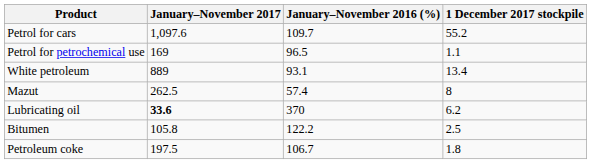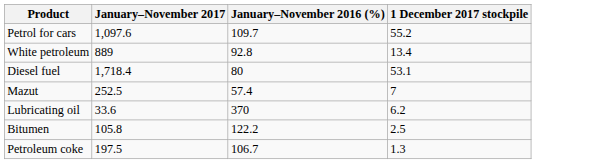- row: (76, 52)
(297, 71) 93.1 -> (242, 52) 92.8
+ row: (34, 71)
(164, 91) 262.5 -> (109, 91) 252.5
(449, 91) 8 -> (393, 91) 7
(161, 110) bold -> (105, 110) normal
(453, 149) 1.8 -> (398, 149) 1.3
